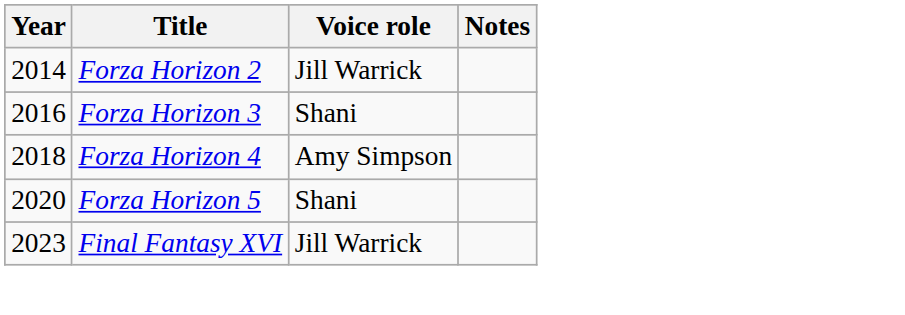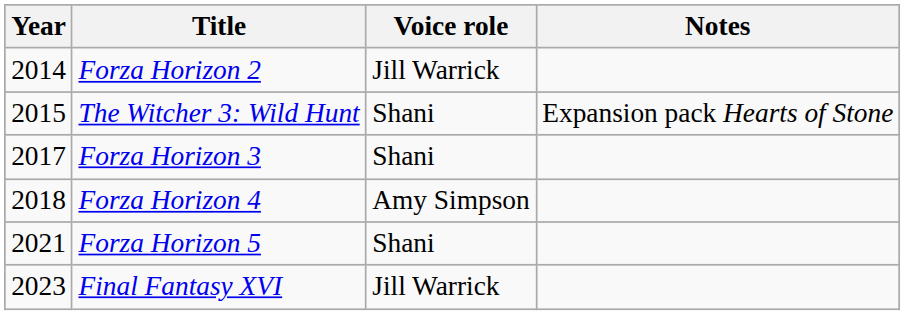+ row: (219, 112)
(39, 112) 2016 -> (39, 156) 2017
(39, 199) 2020 -> (39, 243) 2021
